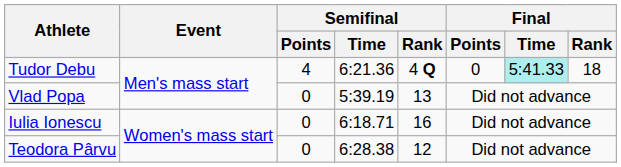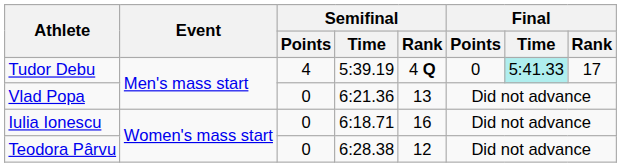(367, 70) 6:21.36 -> (367, 70) 5:39.19
(592, 70) 18 -> (592, 70) 17
(367, 97) 5:39.19 -> (367, 97) 6:21.36
